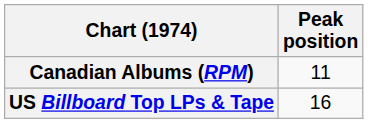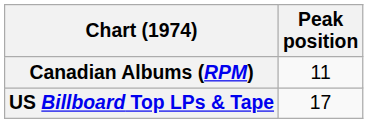(321, 103) 16 -> (321, 103) 17
